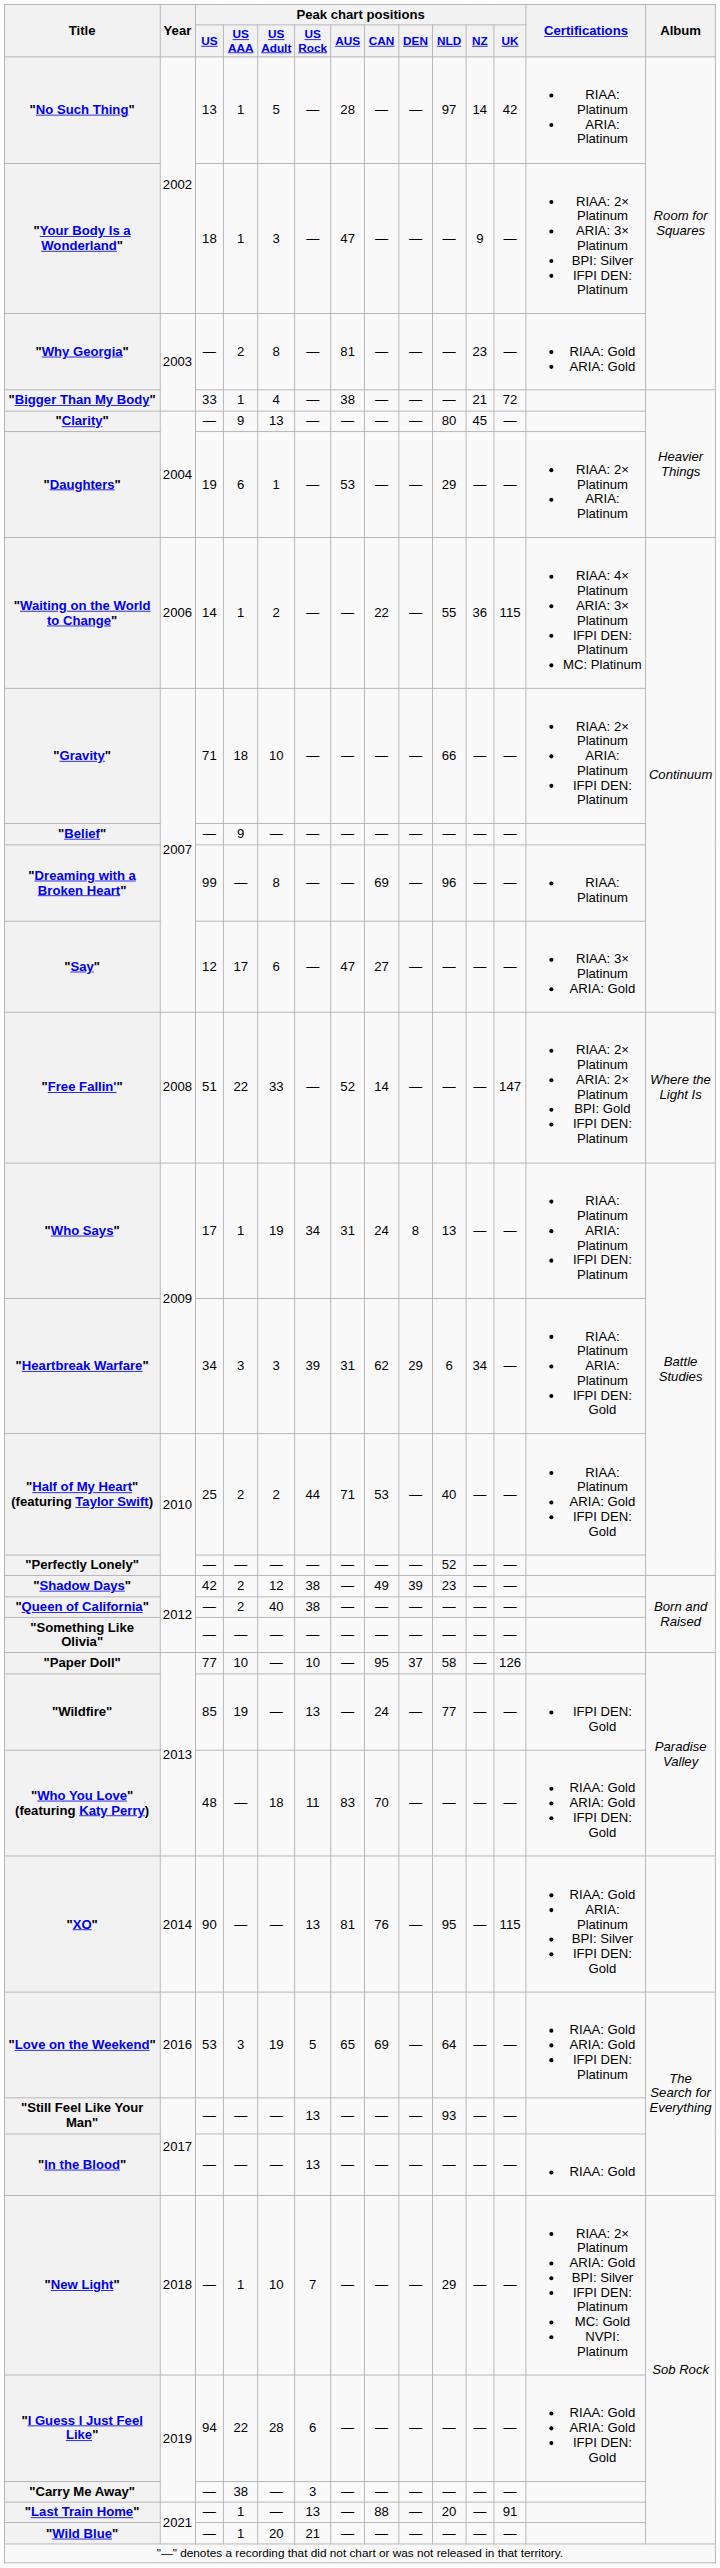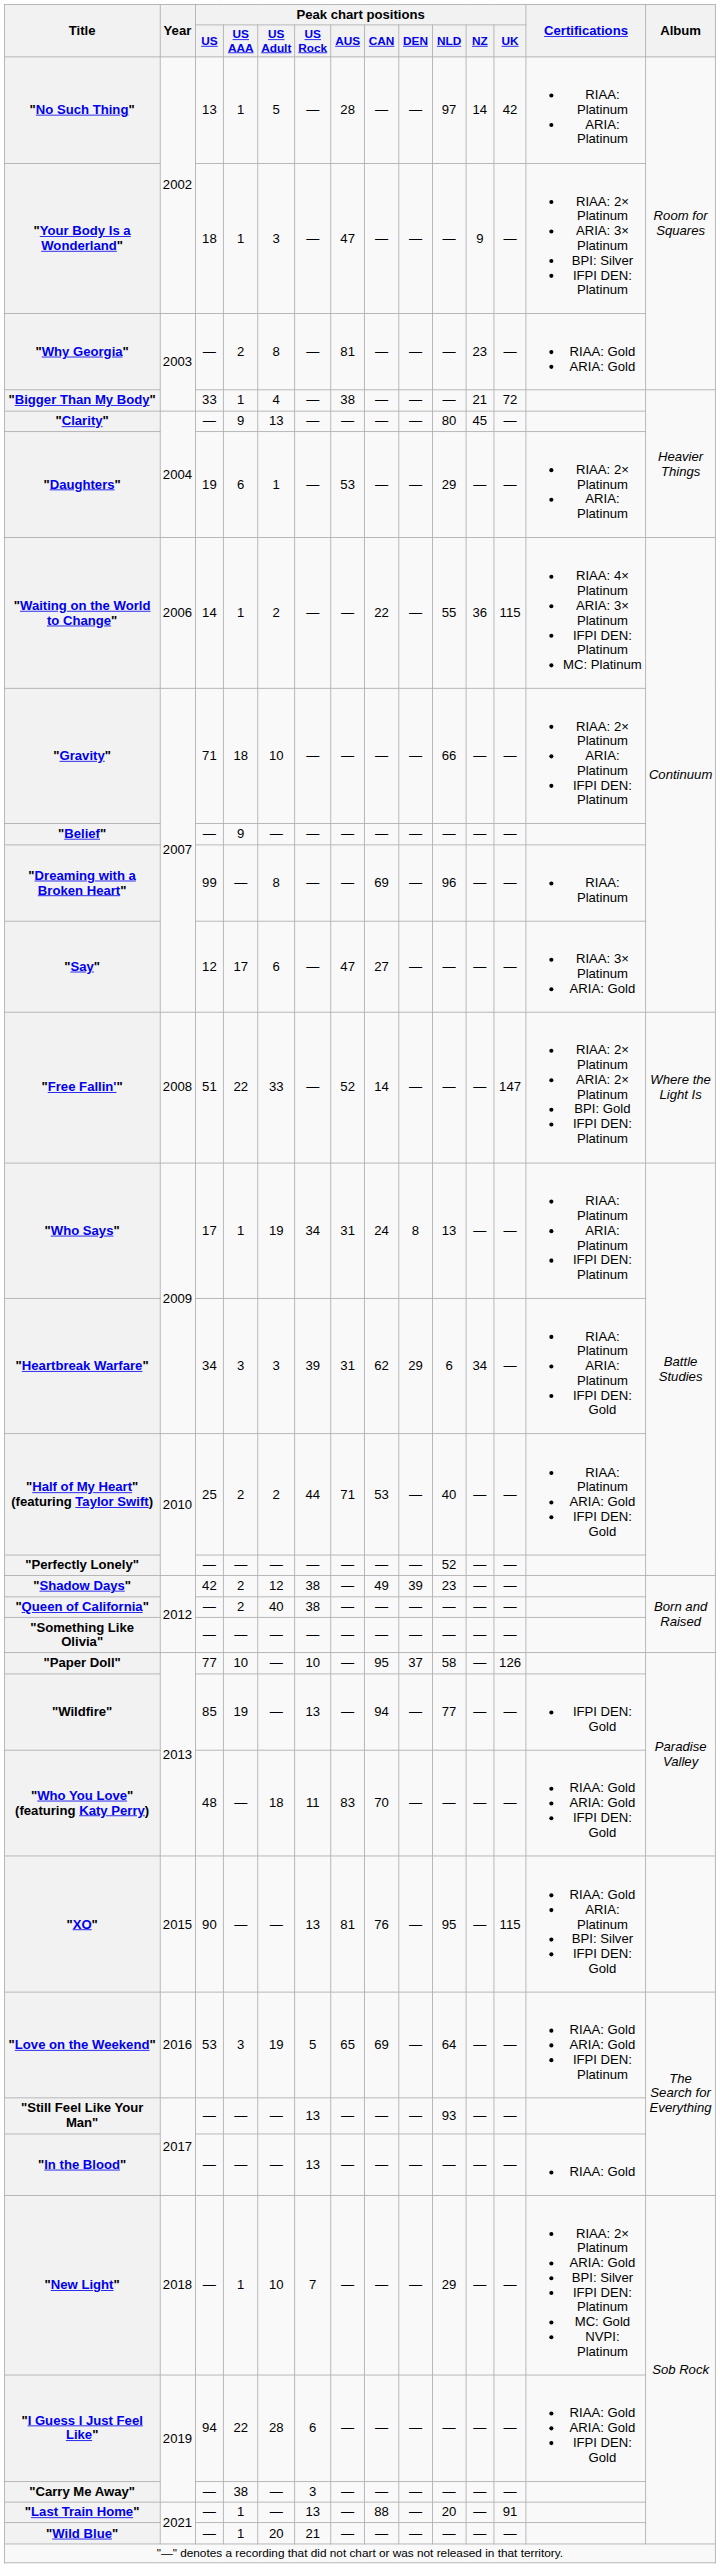(382, 1711) 24 -> (382, 1711) 94
(177, 1924) 2014 -> (177, 1924) 2015
